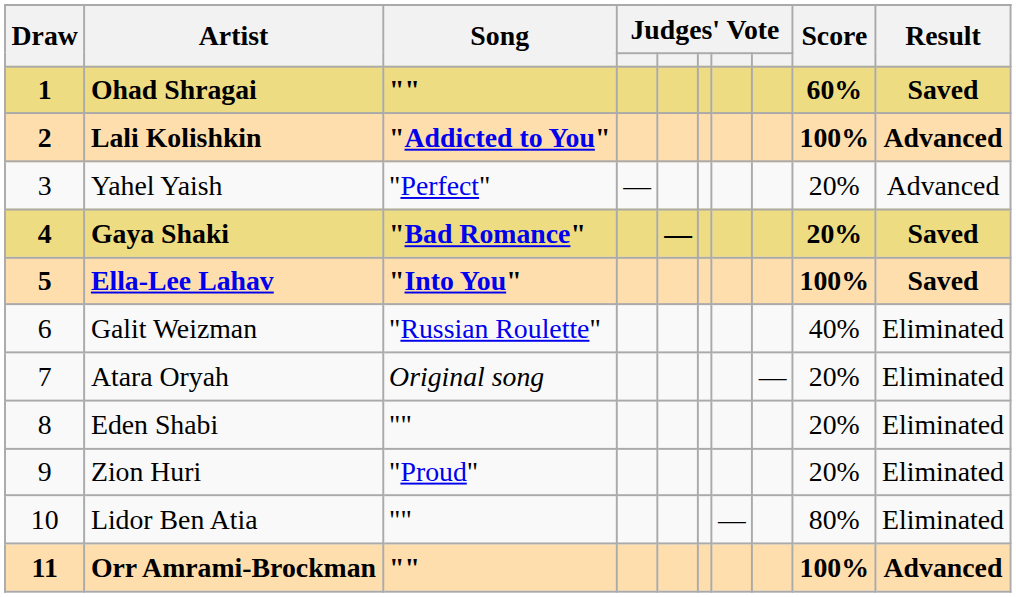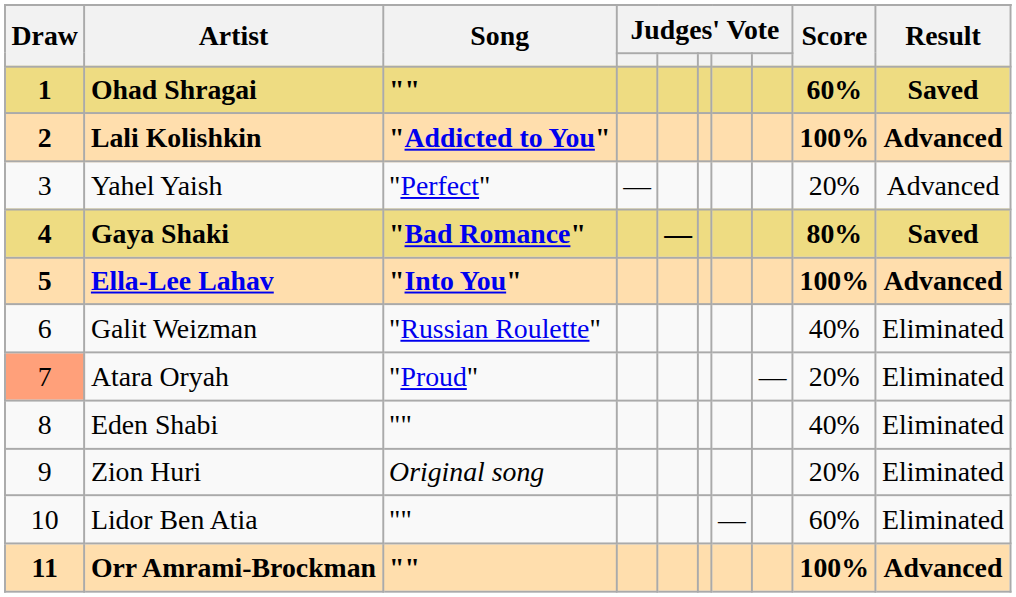(834, 233) 20% -> (834, 233) 80%
(943, 281) Saved -> (943, 281) Advanced
(45, 377) no background -> (45, 377) lightsalmon background
(467, 377) Original song -> (434, 377) "Proud"
(834, 424) 20% -> (834, 424) 40%
(434, 472) "Proud" -> (467, 472) Original song
(834, 520) 80% -> (834, 520) 60%
